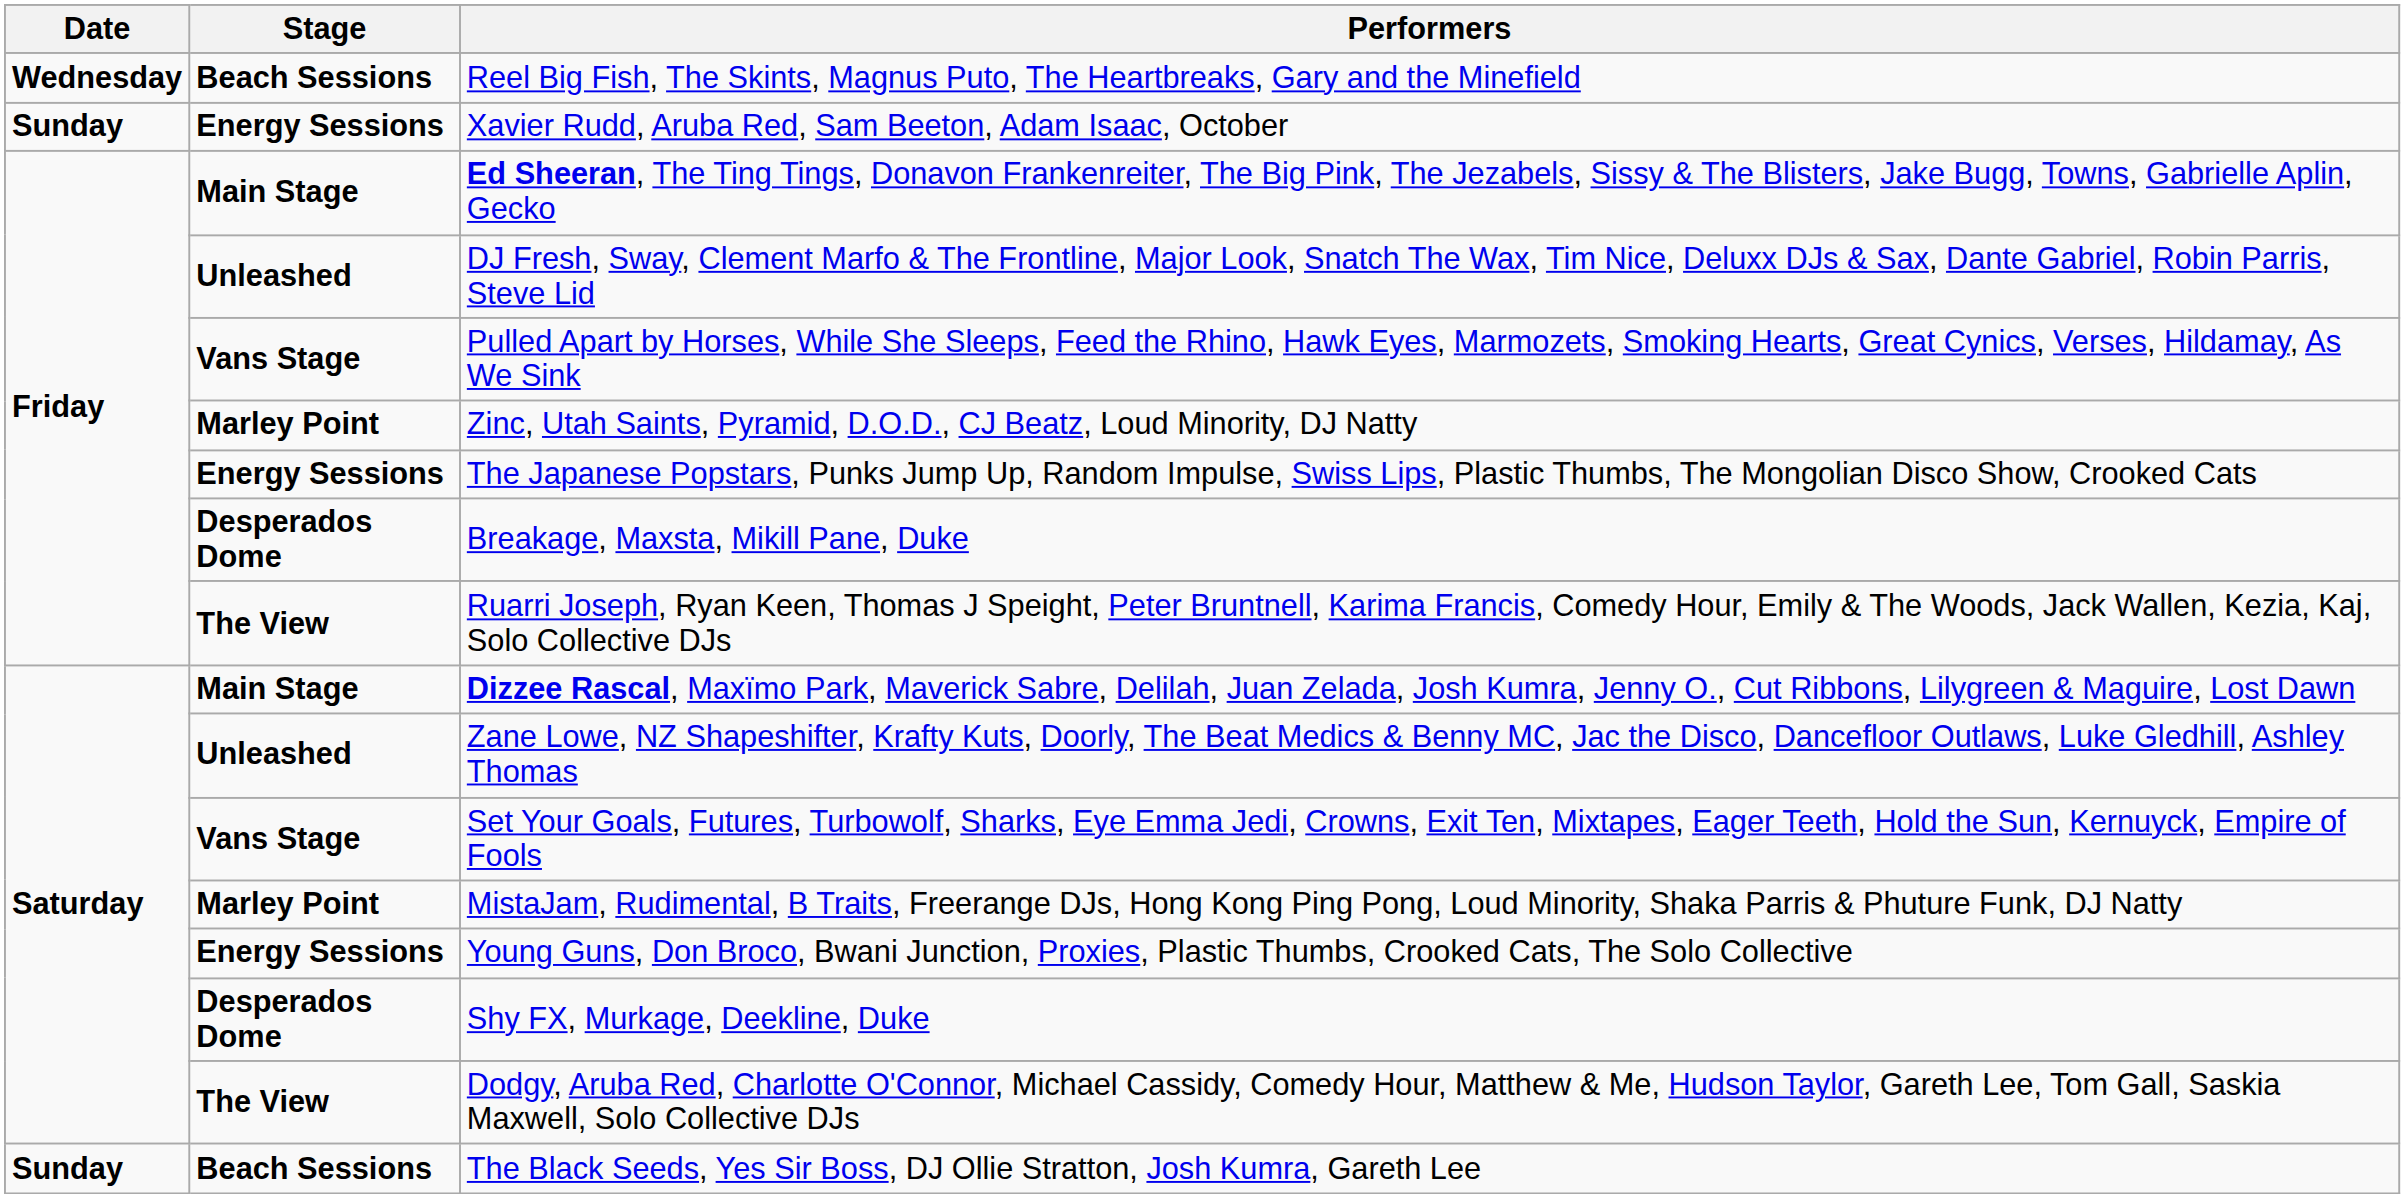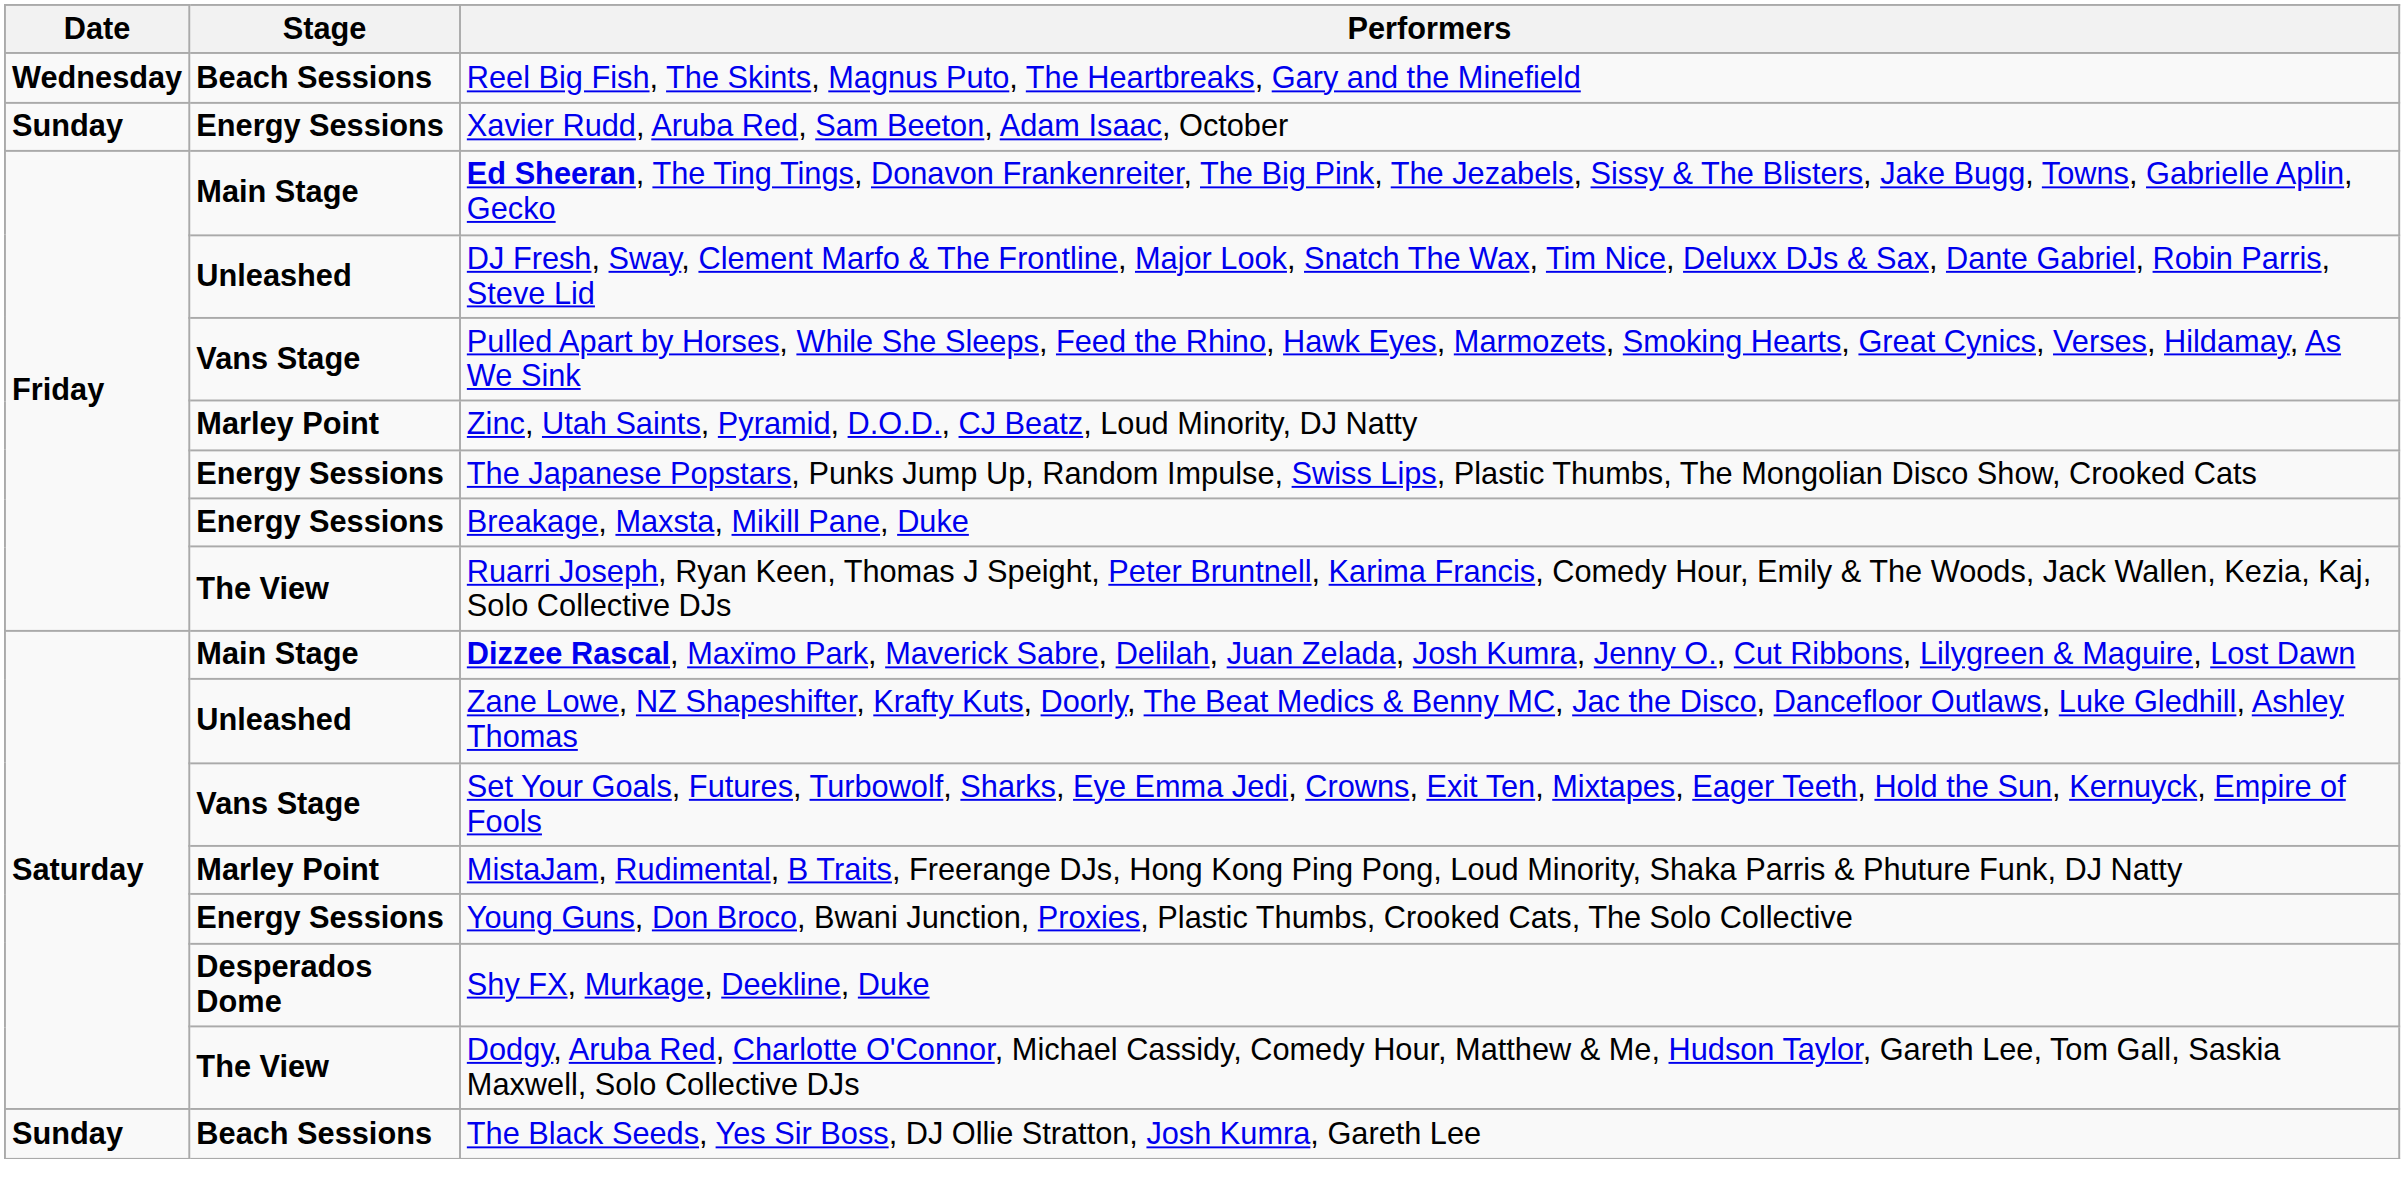(284, 539) Desperados Dome -> (320, 522) Energy Sessions
